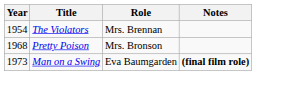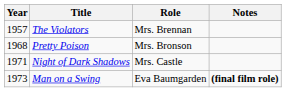(17, 29) 1954 -> (17, 29) 1957
+ row: (81, 62)
